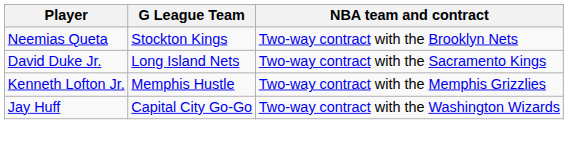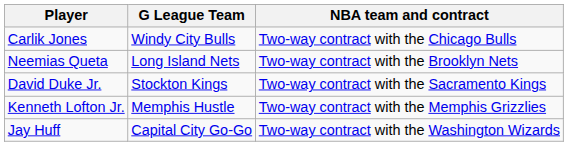+ row: (47, 38)
(179, 38) Stockton Kings -> (185, 61) Long Island Nets
(185, 61) Long Island Nets -> (179, 84) Stockton Kings
